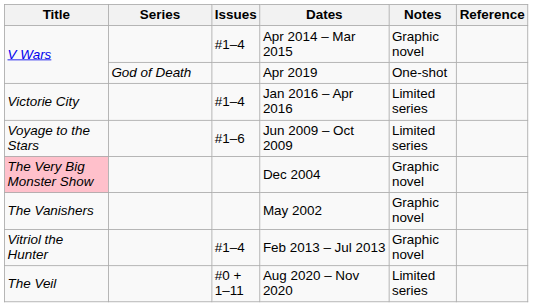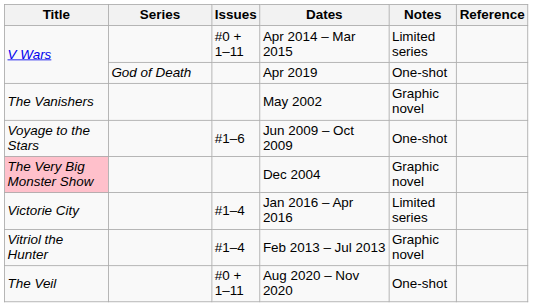(230, 44) #1–4 -> (229, 44) #0 + 1–11
(415, 44) Graphic novel -> (414, 44) Limited series
rows swapped: (292, 211) <-> (308, 101)
(414, 138) Limited series -> (420, 138) One-shot
(414, 283) Limited series -> (420, 283) One-shot
